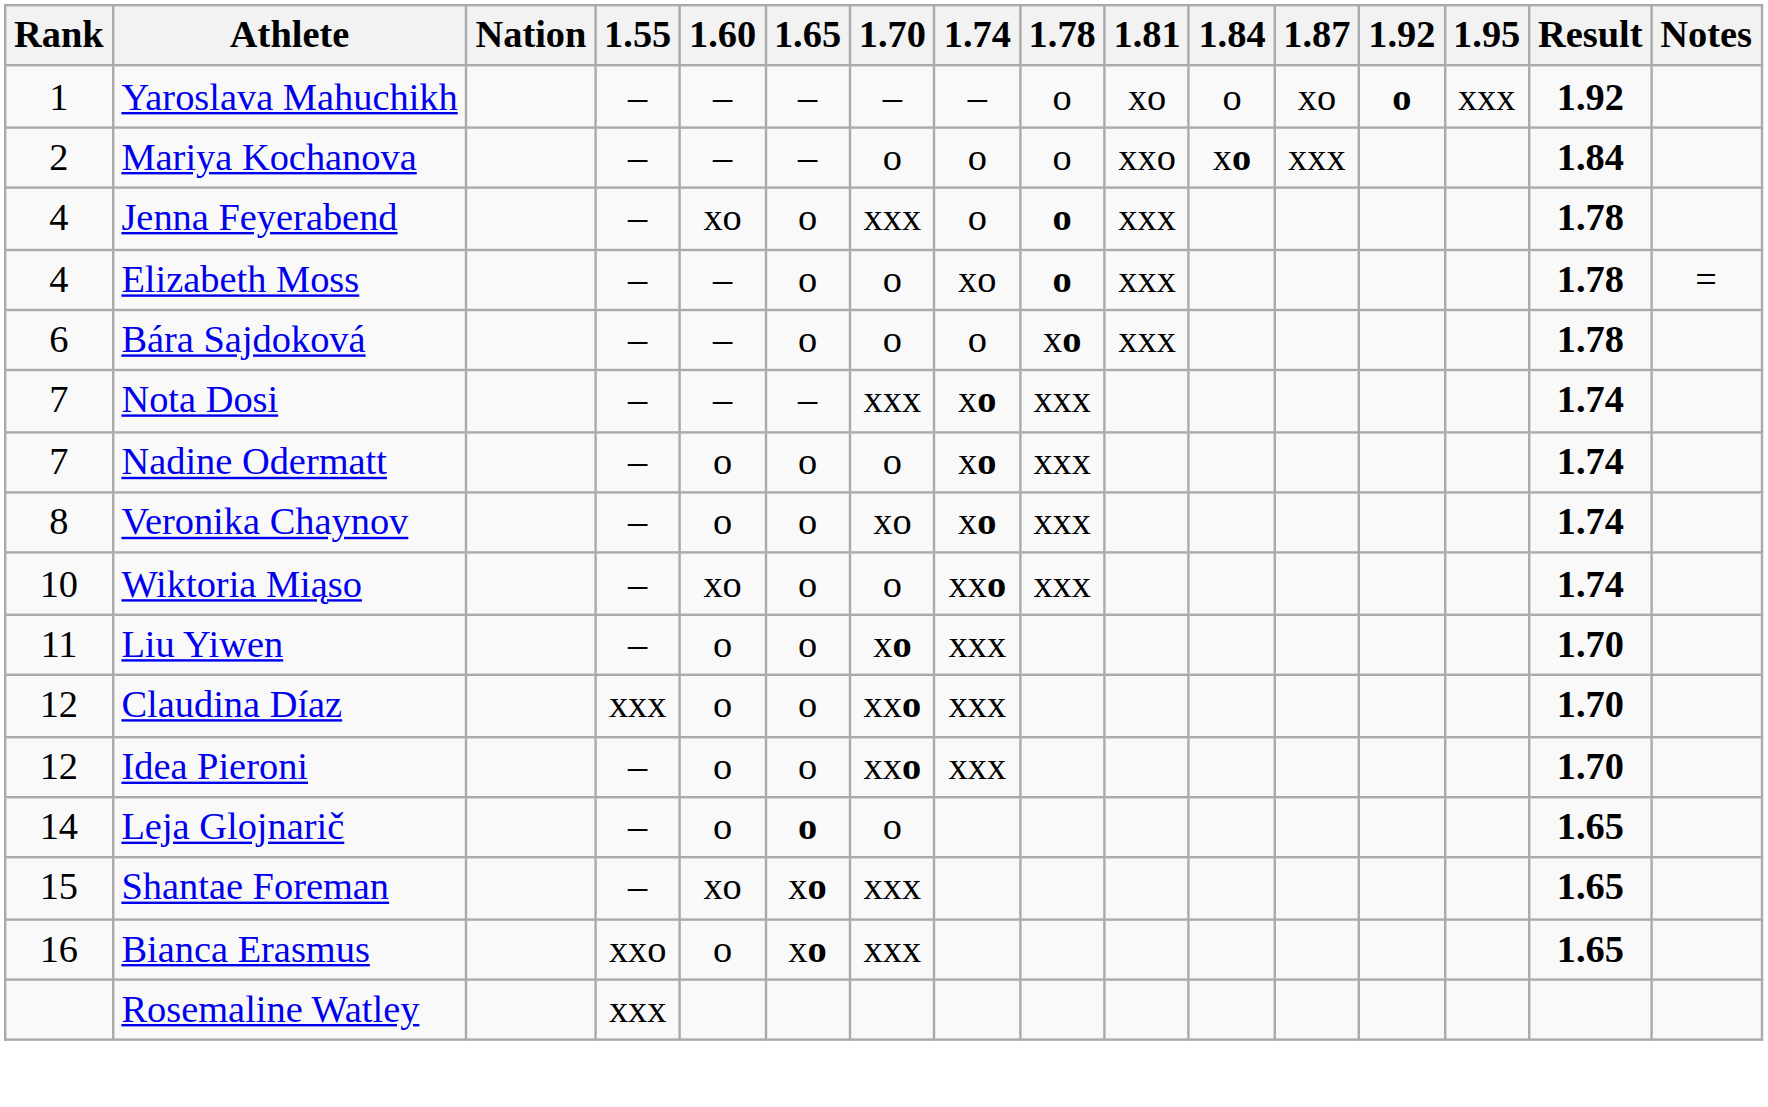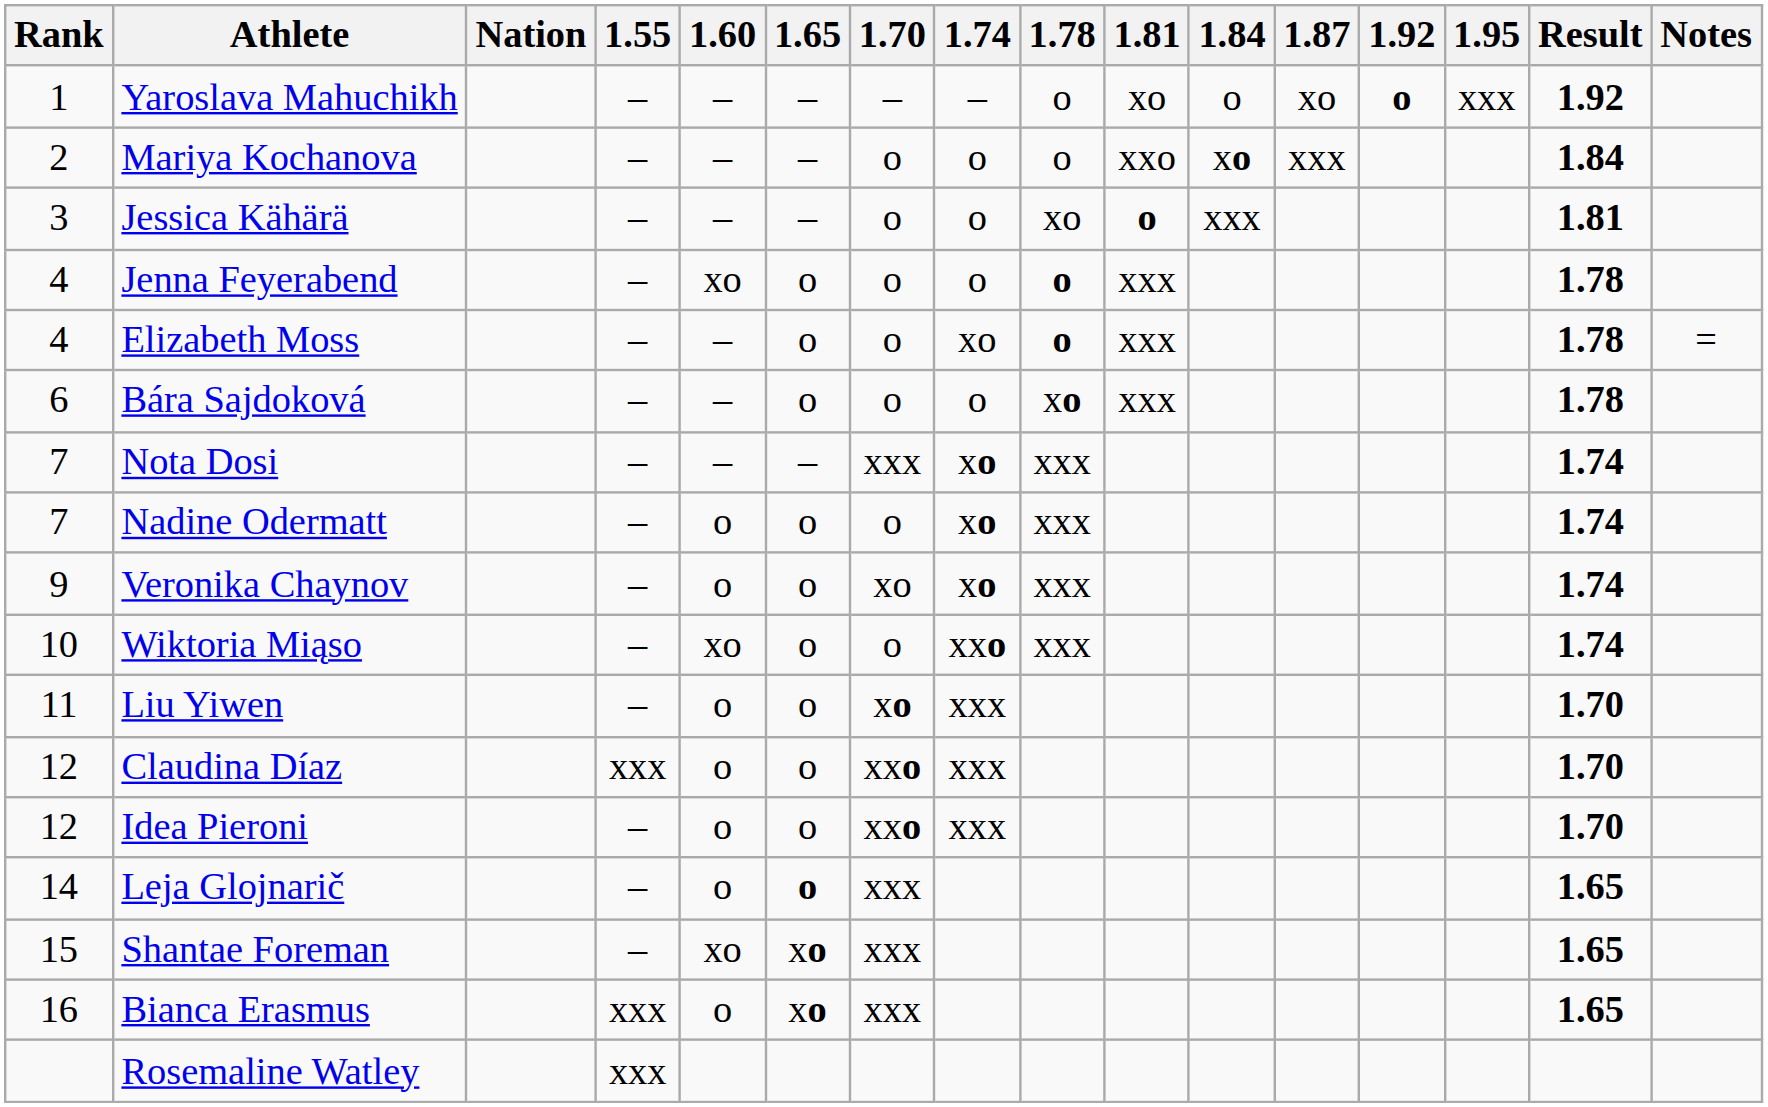+ row: (235, 217)
(892, 217) xxx -> (892, 278) o
(59, 522) 8 -> (59, 583) 9
(892, 826) o -> (892, 887) xxx
(638, 948) xxo -> (638, 1009) xxx
